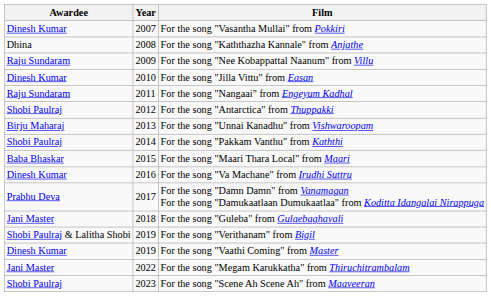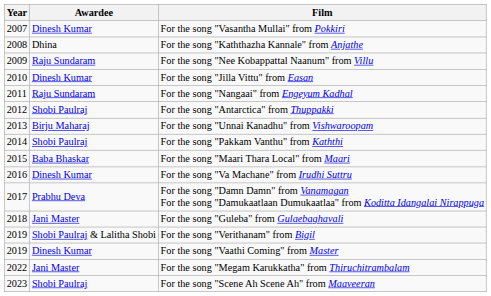columns swapped: (146, 12) <-> (69, 12)
